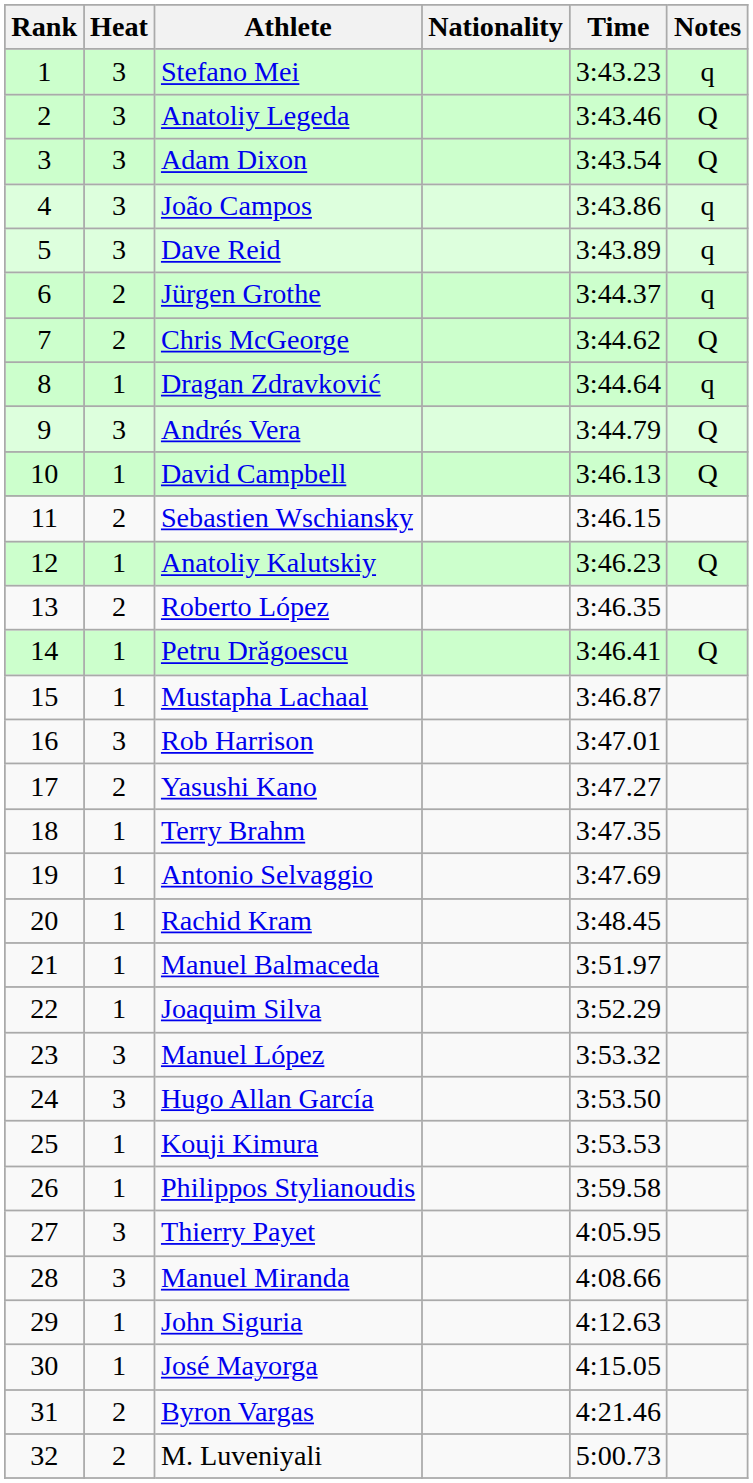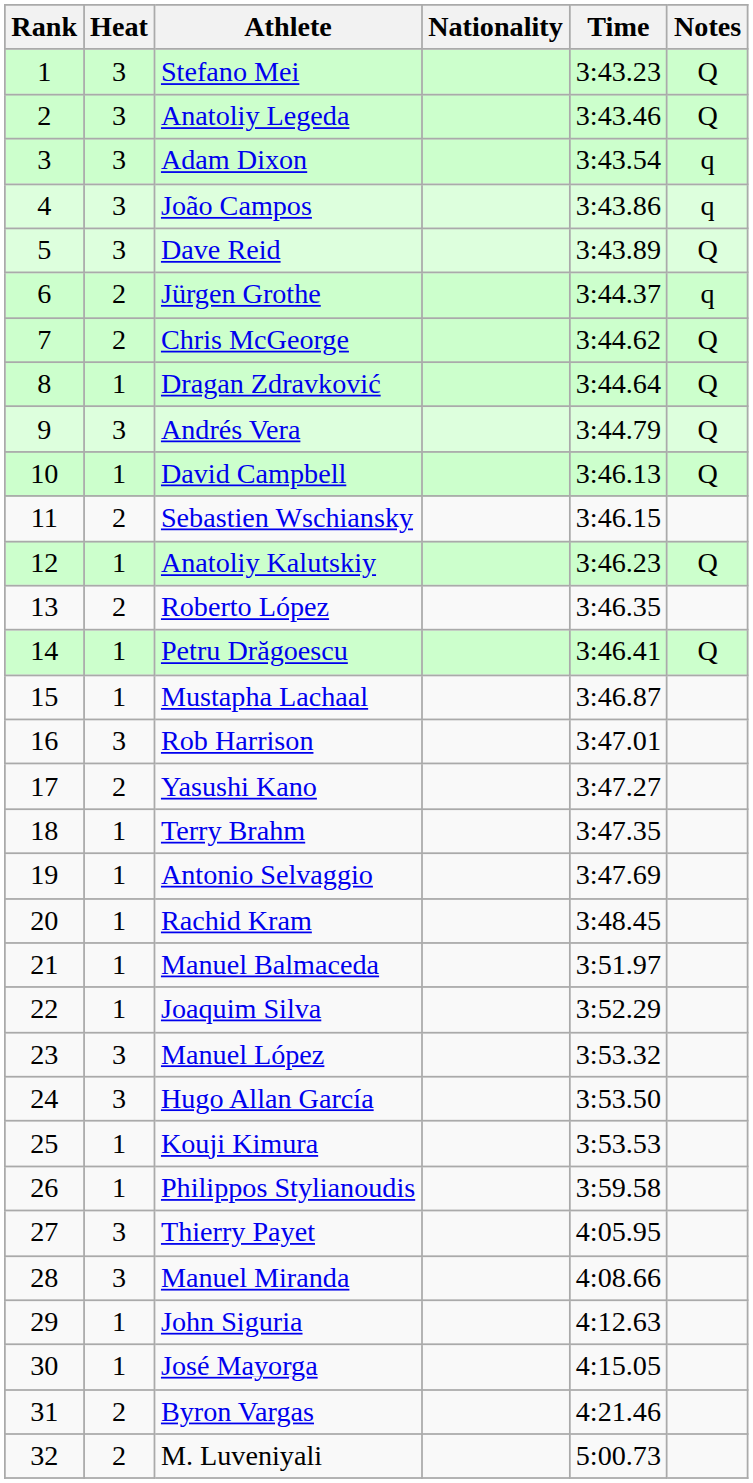(708, 71) q -> (708, 71) Q
(708, 160) Q -> (708, 160) q
(708, 250) q -> (708, 250) Q
(708, 384) q -> (708, 384) Q
